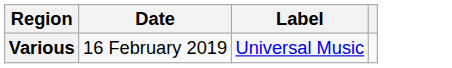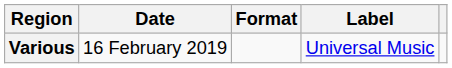+ column: (266, 18)
